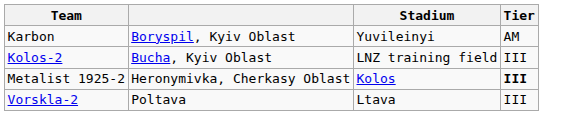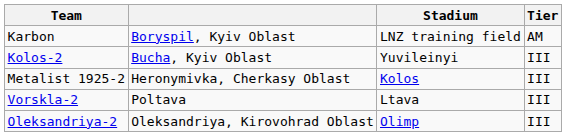(396, 36) Yuvileinyi -> (450, 36) LNZ training field
(427, 57) LNZ training field -> (419, 57) Yuvileinyi
(515, 79) bold -> (539, 79) normal
+ row: (62, 121)
